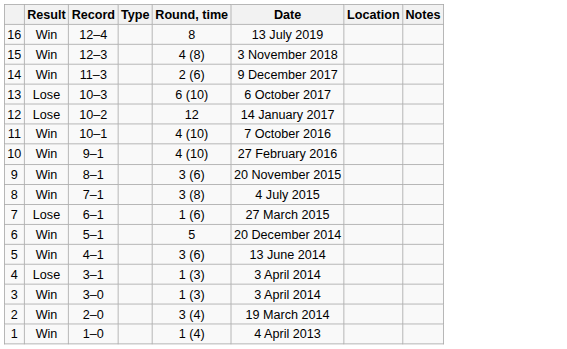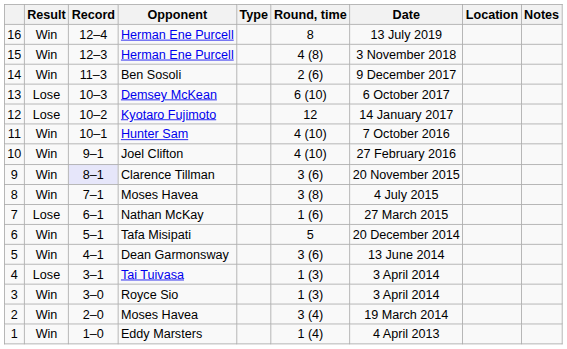+ column: (177, 15)
(93, 174) no background -> (93, 174) lavender background
